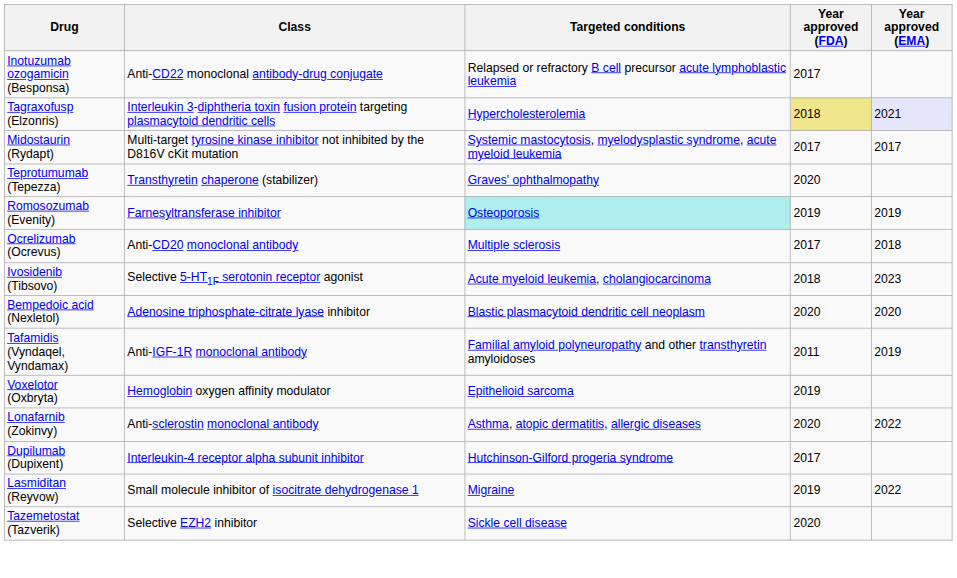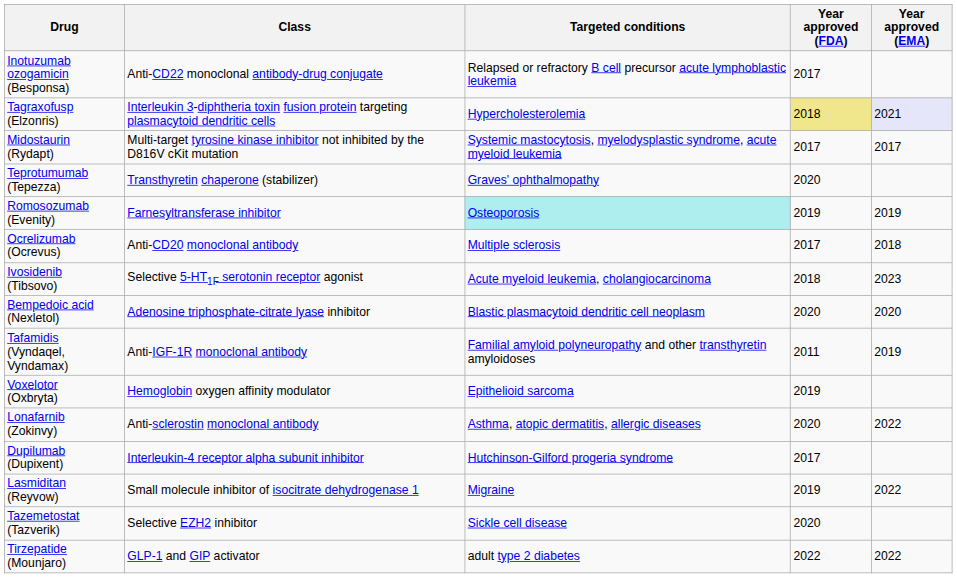+ row: (37, 556)
